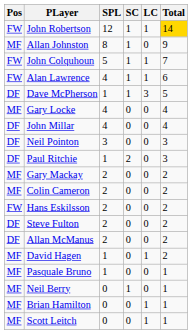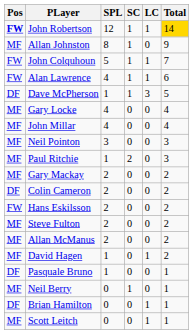(14, 28) normal -> (15, 28) bold
(13, 126) DF -> (14, 126) MF
(13, 142) DF -> (14, 142) MF
(13, 158) DF -> (14, 158) MF
(14, 191) MF -> (13, 191) DF
(13, 223) DF -> (14, 223) MF
(13, 239) DF -> (14, 239) MF
(14, 272) MF -> (13, 272) DF
(14, 304) MF -> (13, 304) DF
